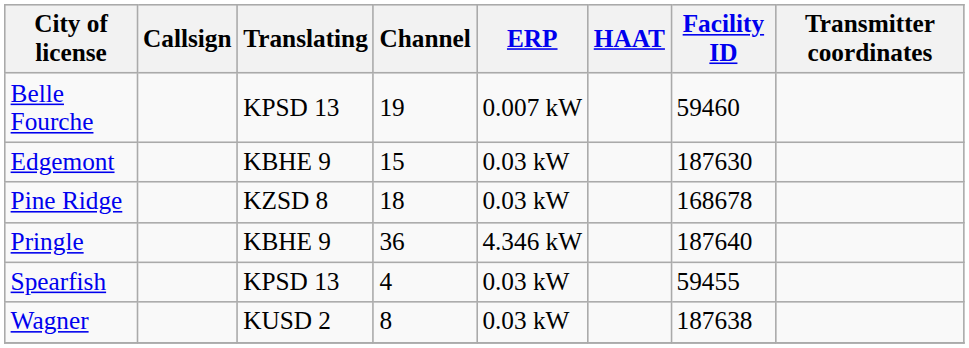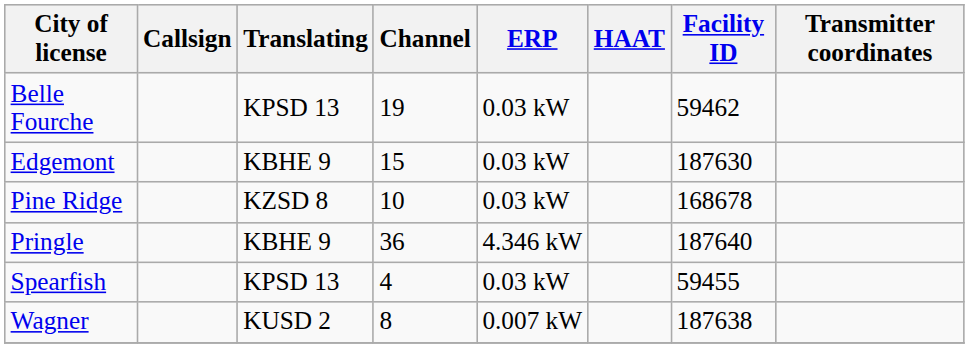(532, 107) 0.007 kW -> (526, 107) 0.03 kW
(708, 107) 59460 -> (708, 107) 59462
(392, 201) 18 -> (392, 201) 10
(526, 321) 0.03 kW -> (532, 321) 0.007 kW
